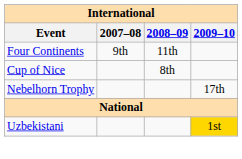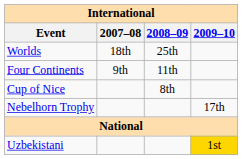+ row: (24, 51)
